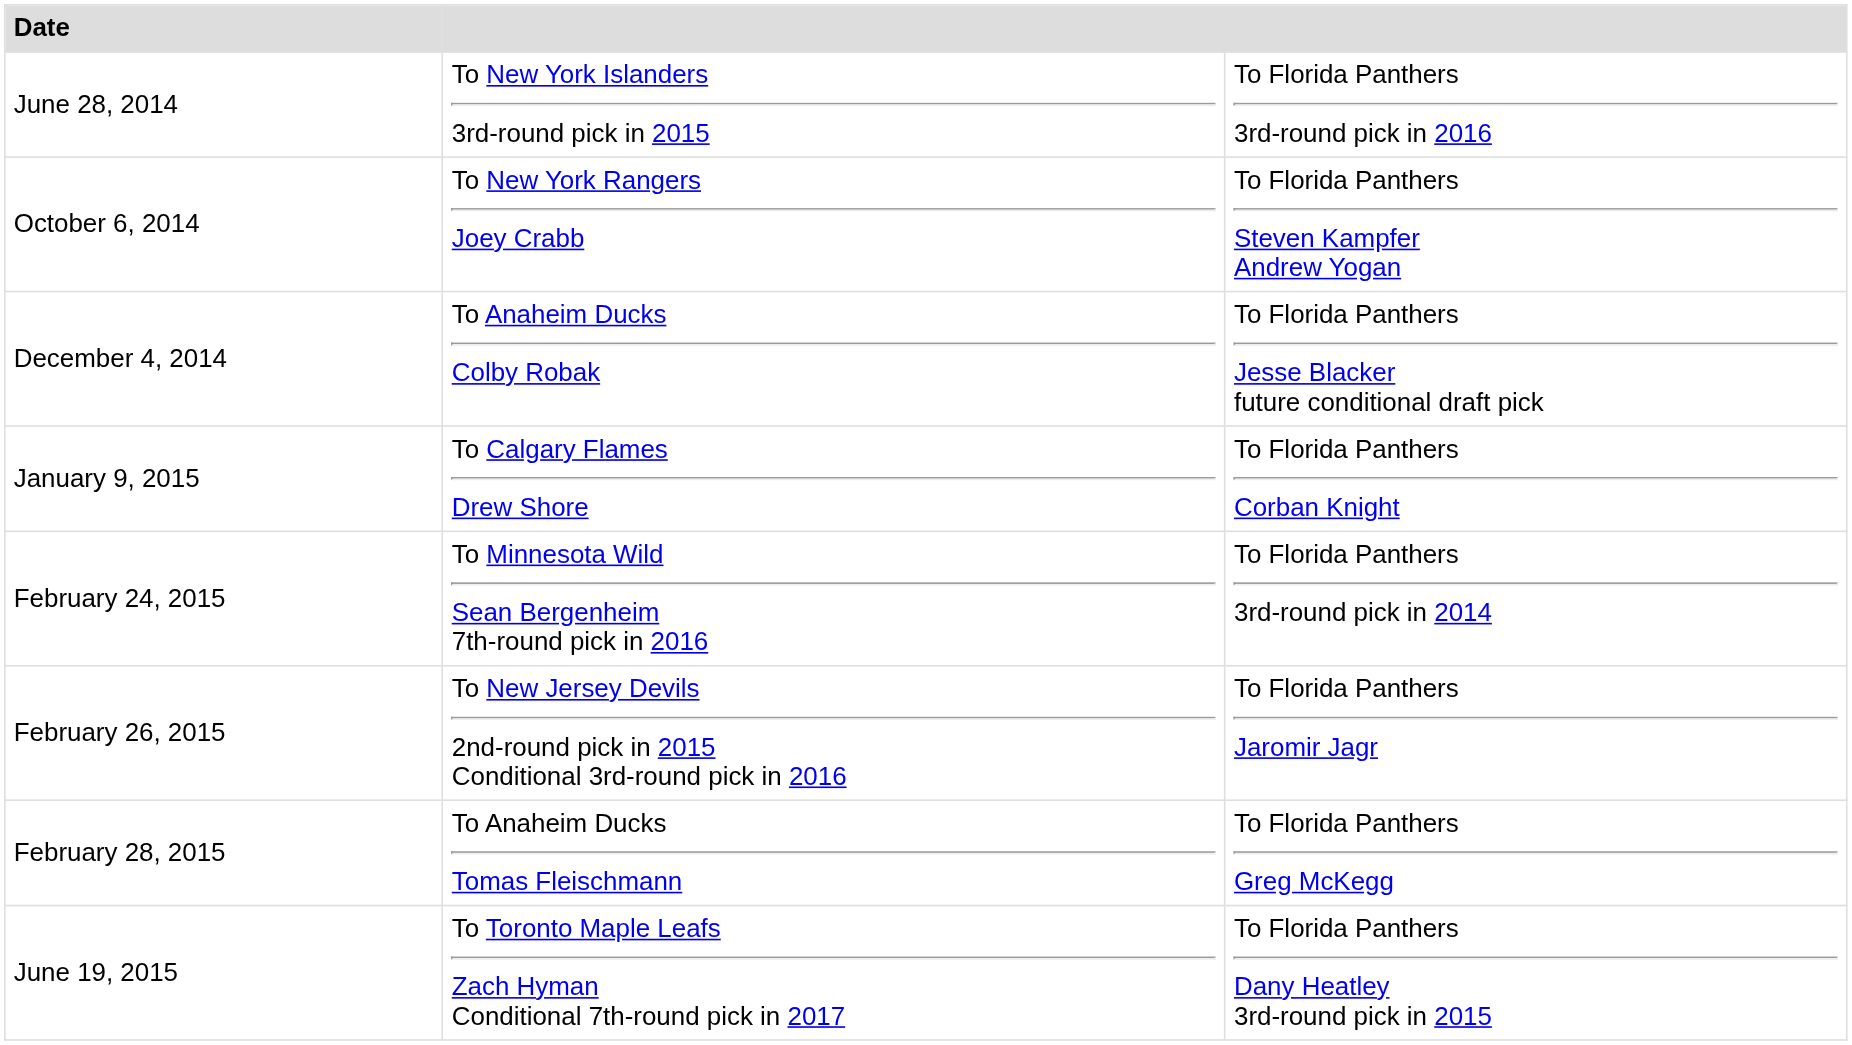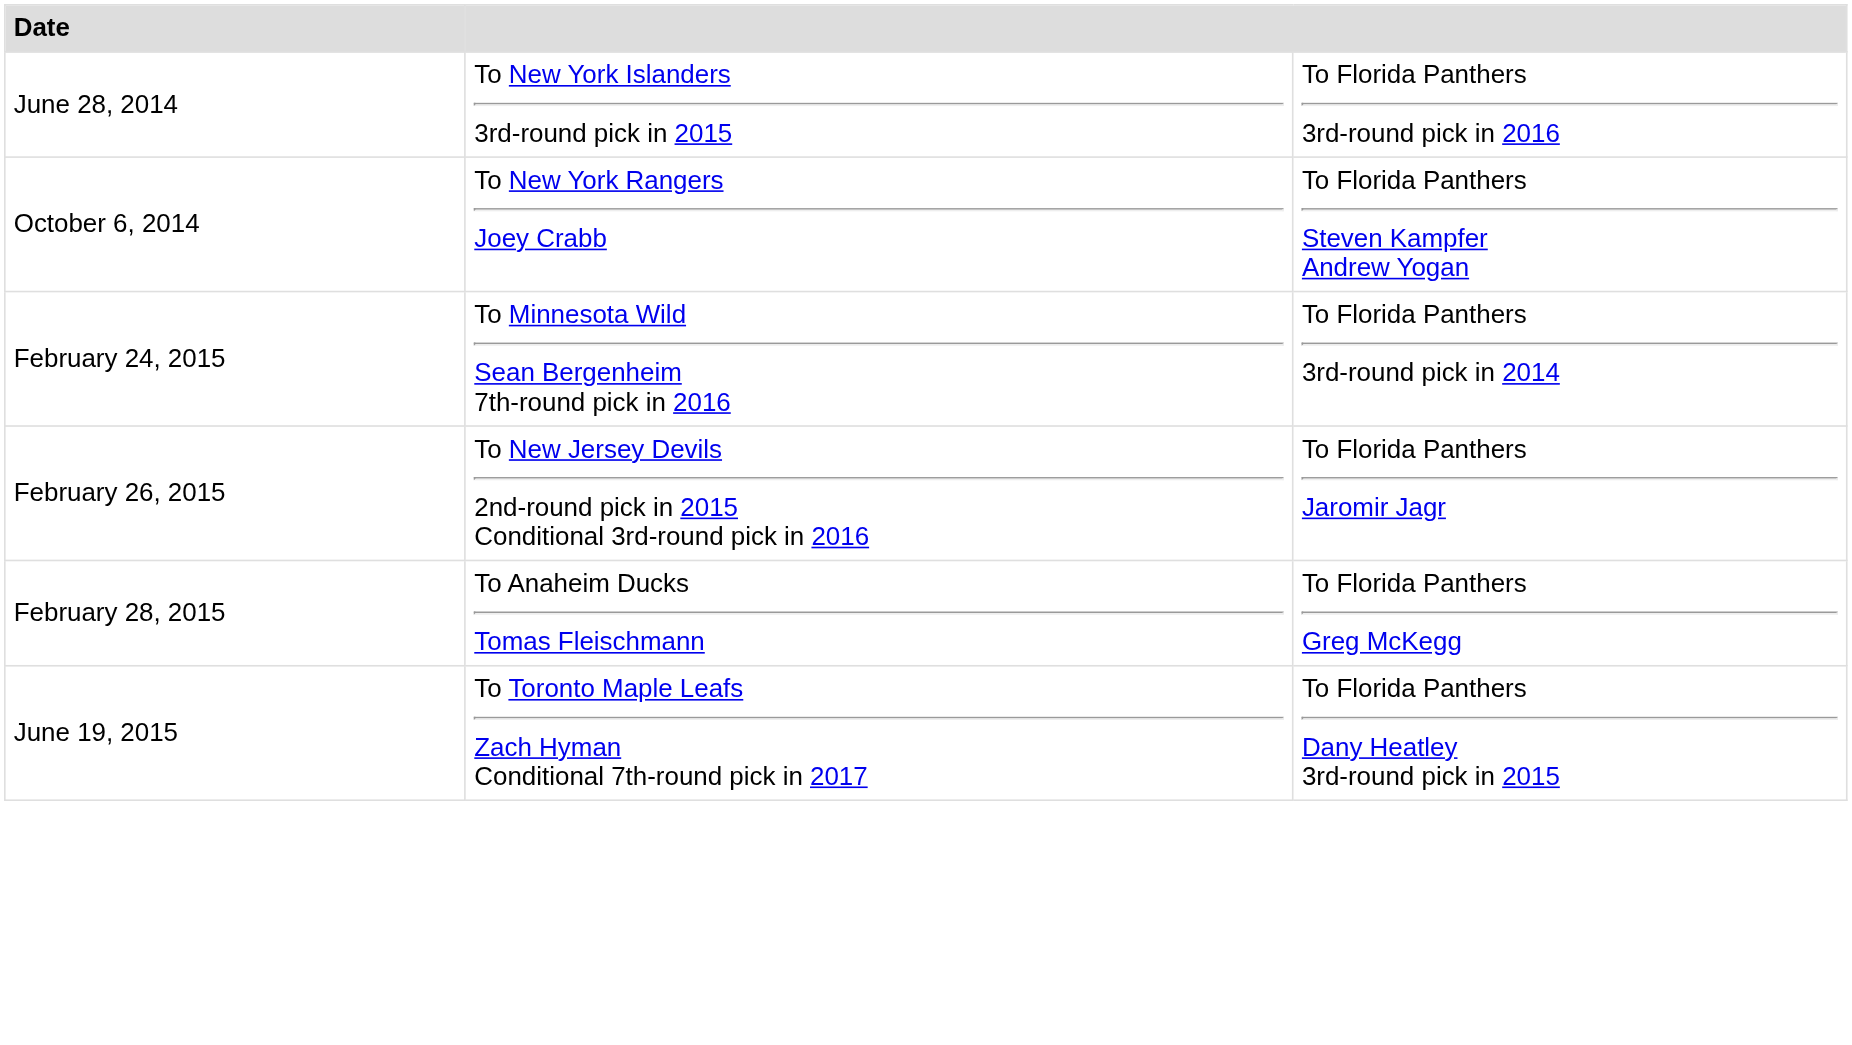- row: (120, 358)
- row: (107, 478)
